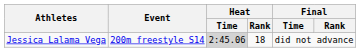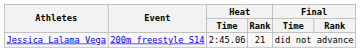(227, 40) lightgrey background -> (227, 40) no background
(260, 40) 18 -> (260, 40) 21
